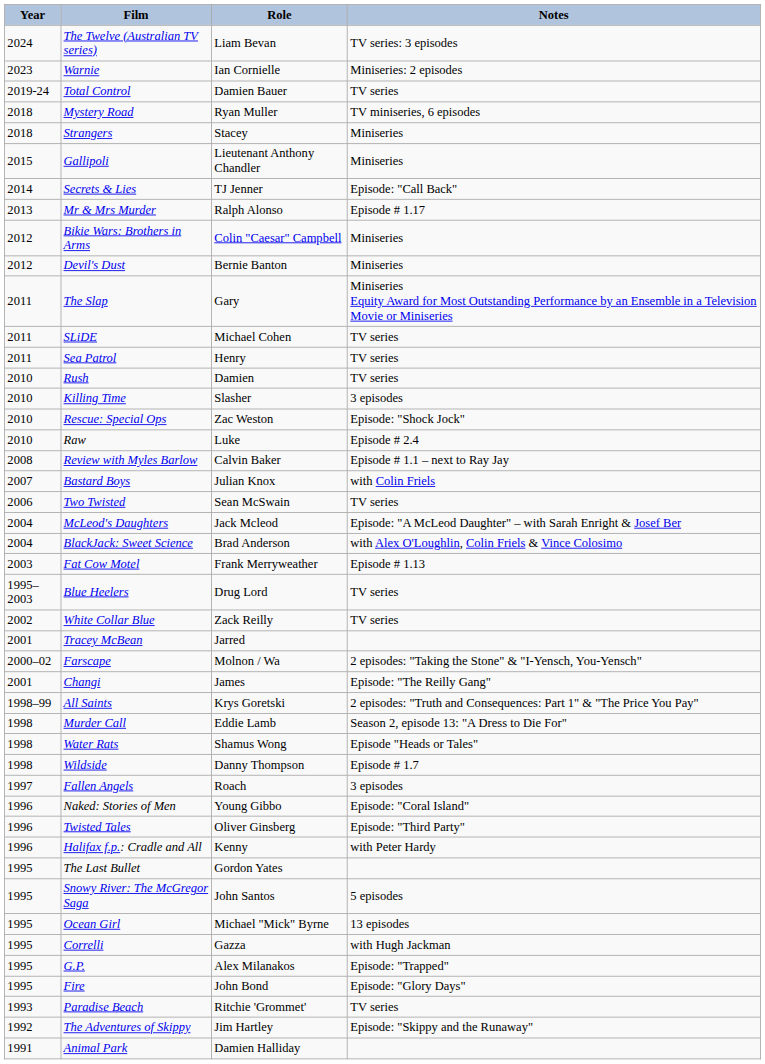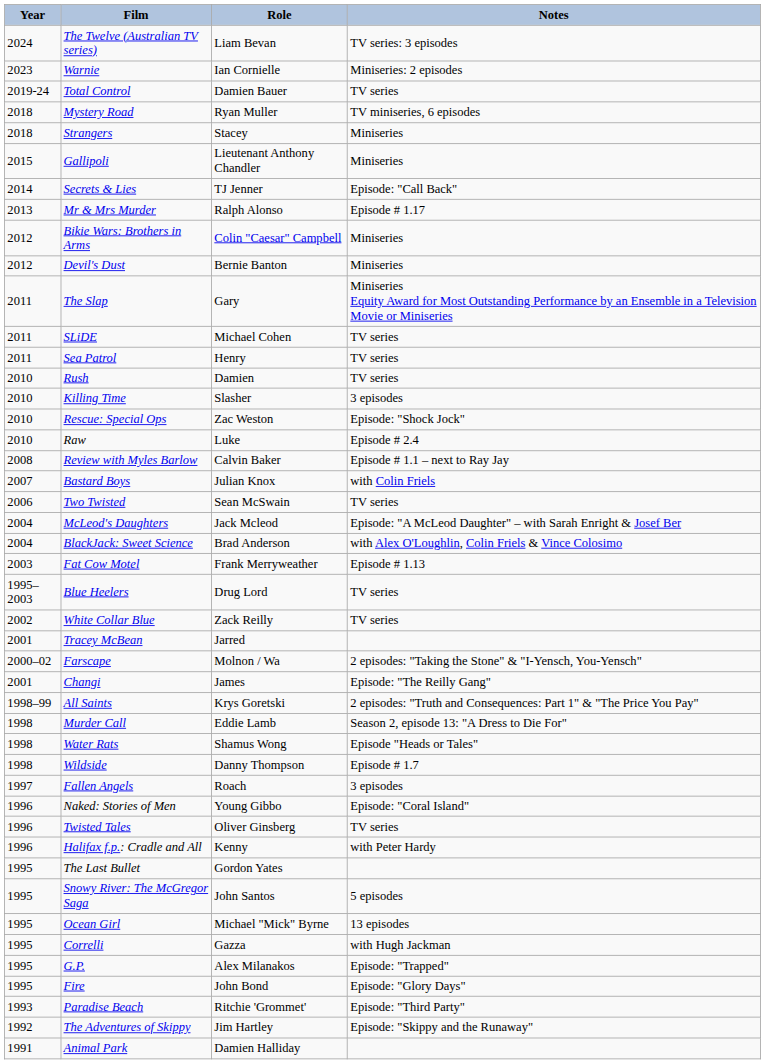(408, 827) Episode: "Third Party" -> (374, 827) TV series
(374, 1007) TV series -> (408, 1007) Episode: "Third Party"
